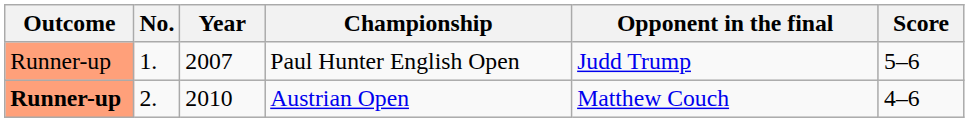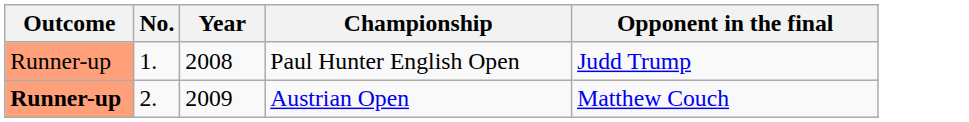- column: (921, 23)
(209, 60) 2007 -> (209, 60) 2008
(209, 98) 2010 -> (209, 98) 2009
